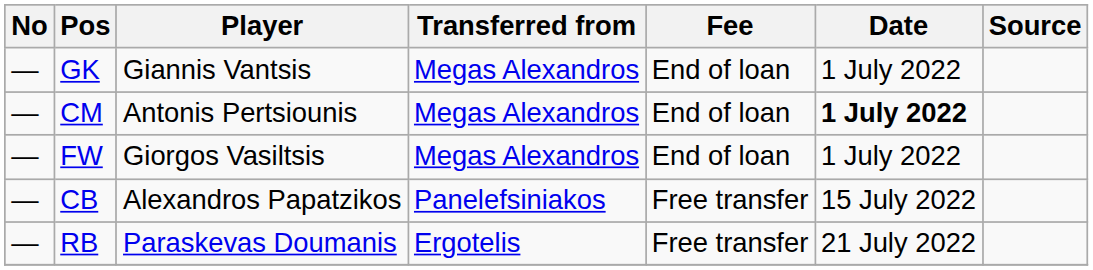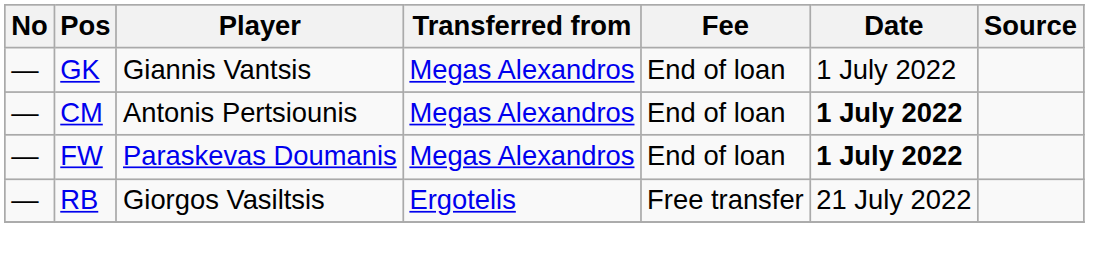(224, 156) Giorgos Vasiltsis -> (260, 156) Paraskevas Doumanis
(891, 156) normal -> (889, 156) bold
- row: (79, 199)
(260, 243) Paraskevas Doumanis -> (224, 199) Giorgos Vasiltsis
